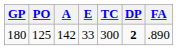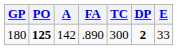columns swapped: (88, 14) <-> (159, 14)
(42, 34) normal -> (42, 34) bold
